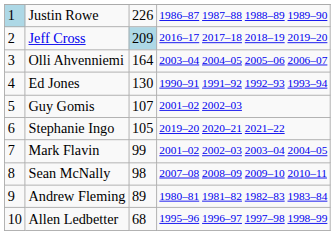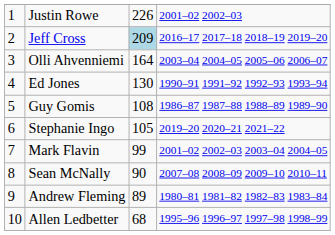(11, 15) lightblue background -> (11, 15) no background
(243, 15) 1986–87 1987–88 1988–89 1989–90 -> (201, 15) 2001–02 2002–03
(143, 106) 107 -> (143, 106) 108
(201, 106) 2001–02 2002–03 -> (243, 106) 1986–87 1987–88 1988–89 1989–90
(139, 173) 98 -> (139, 173) 90
